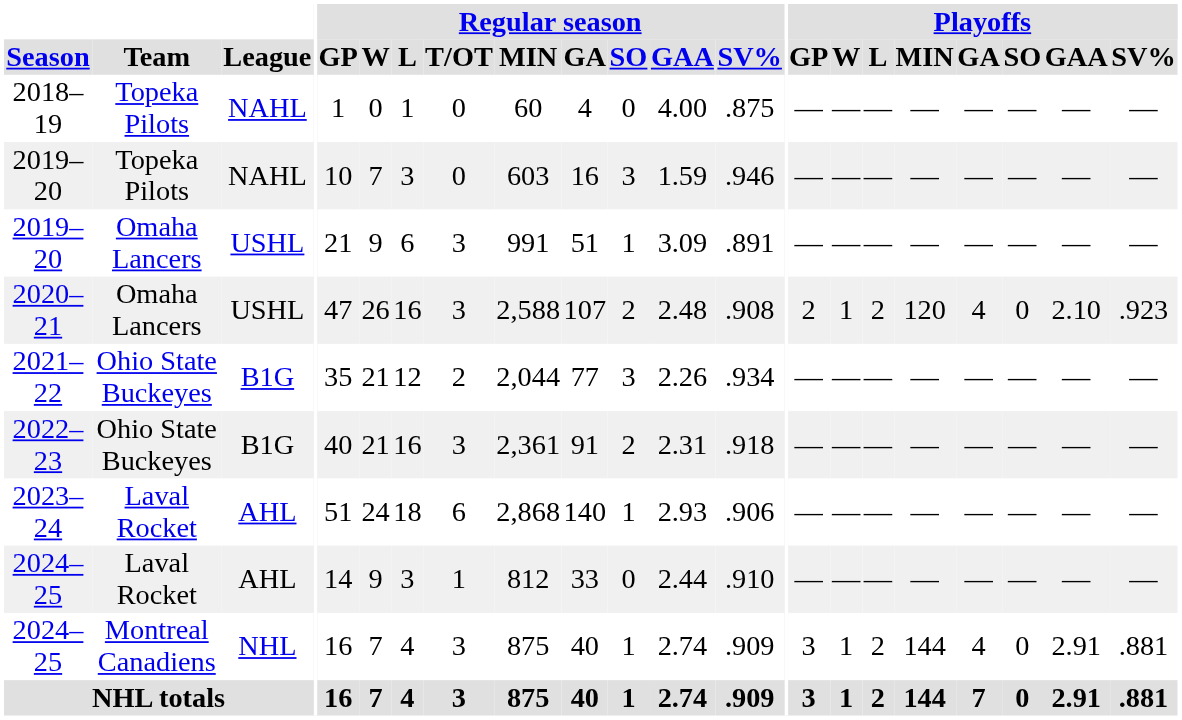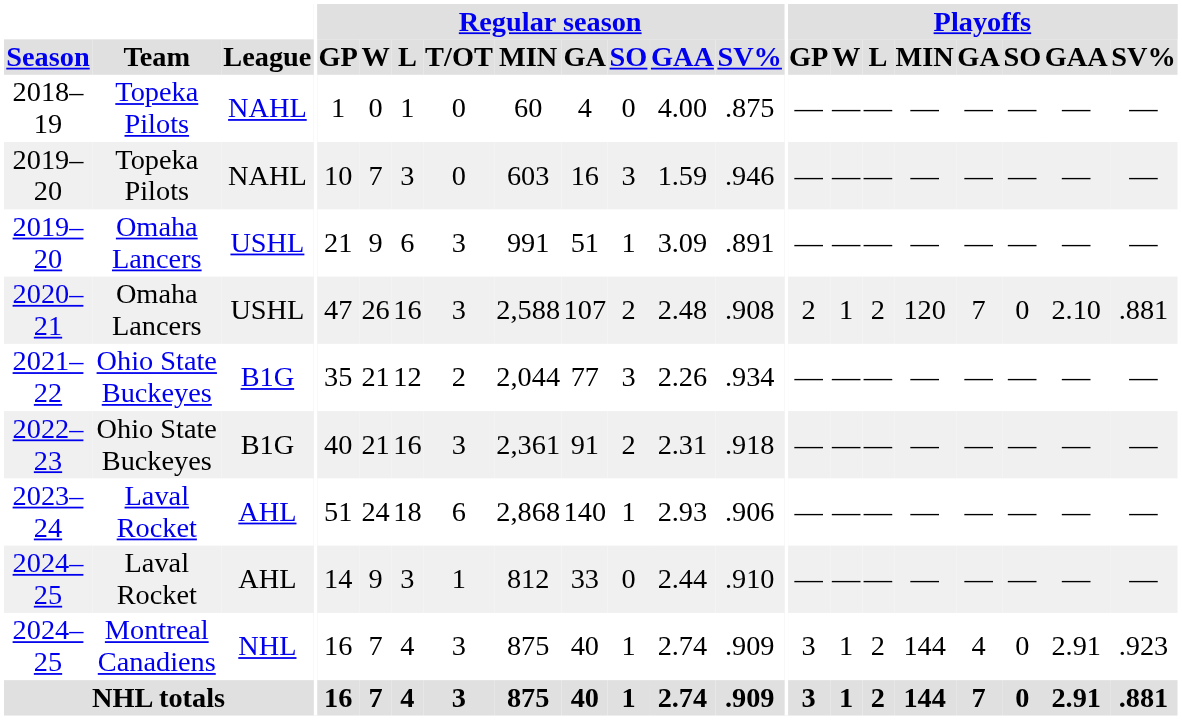(979, 309) 4 -> (979, 309) 7
(1143, 309) .923 -> (1143, 309) .881
(1143, 646) .881 -> (1143, 646) .923
